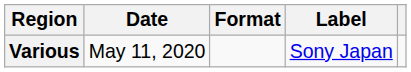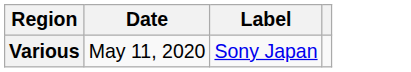- column: (248, 19)
